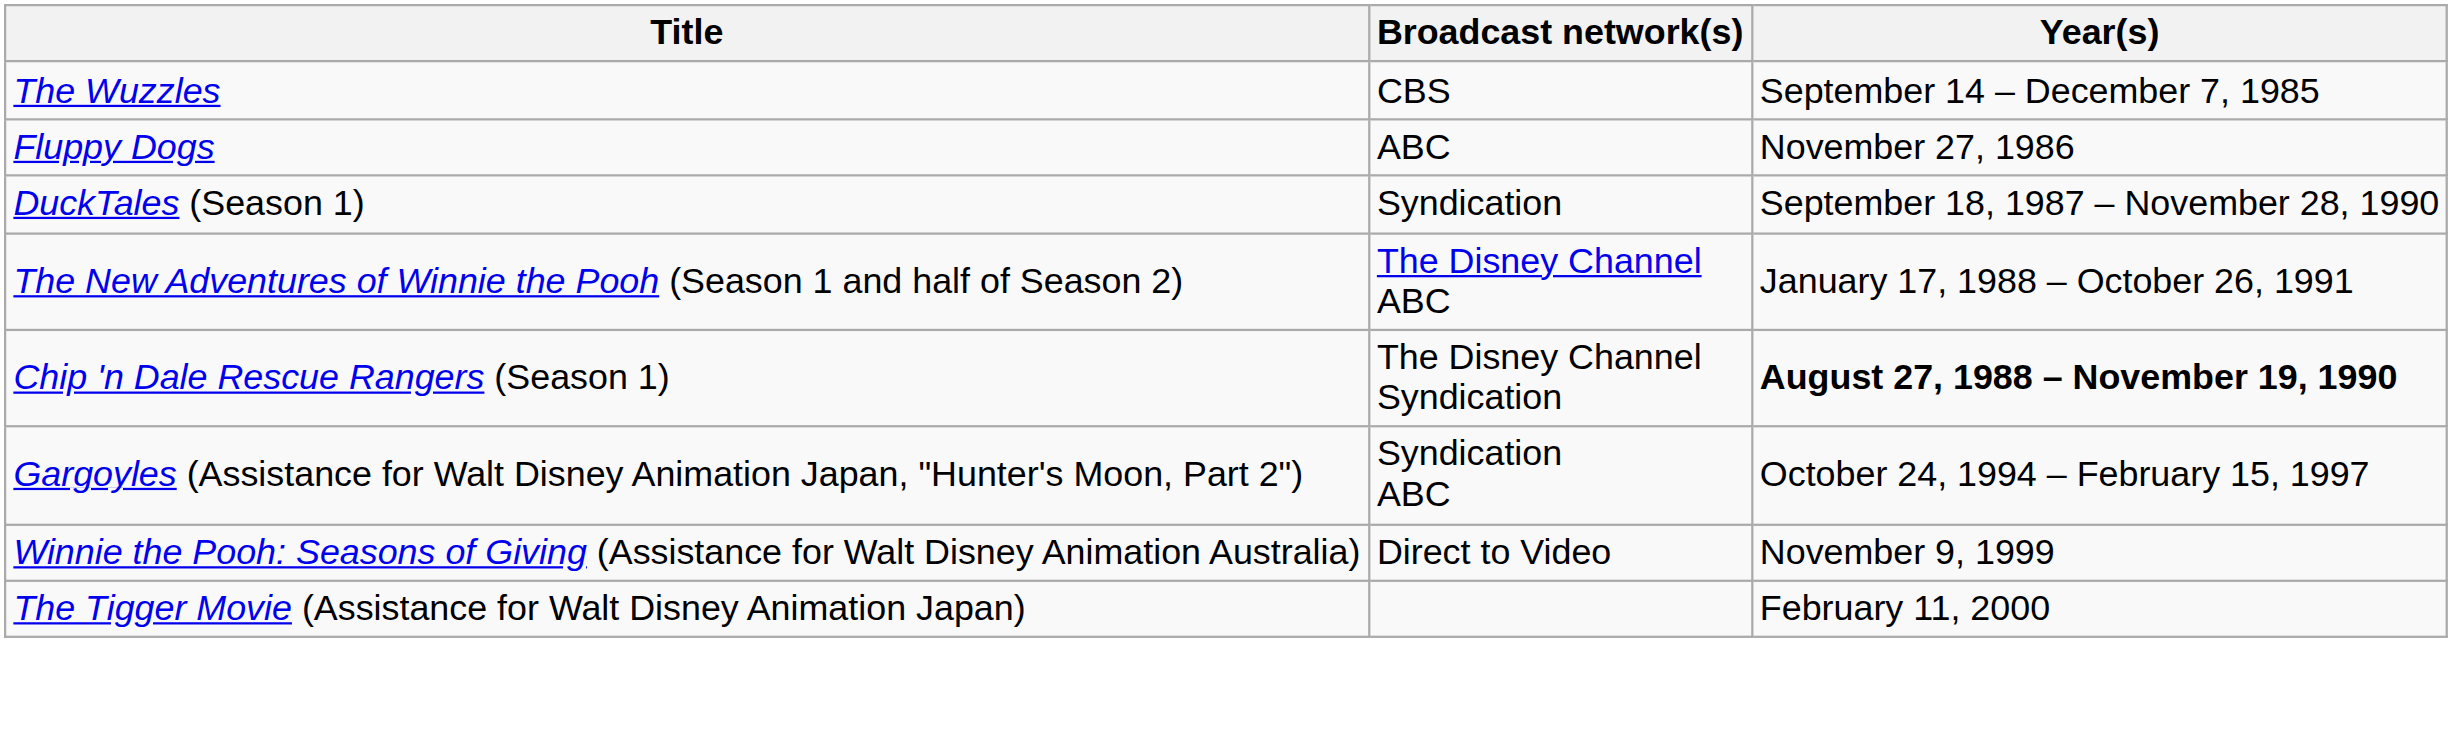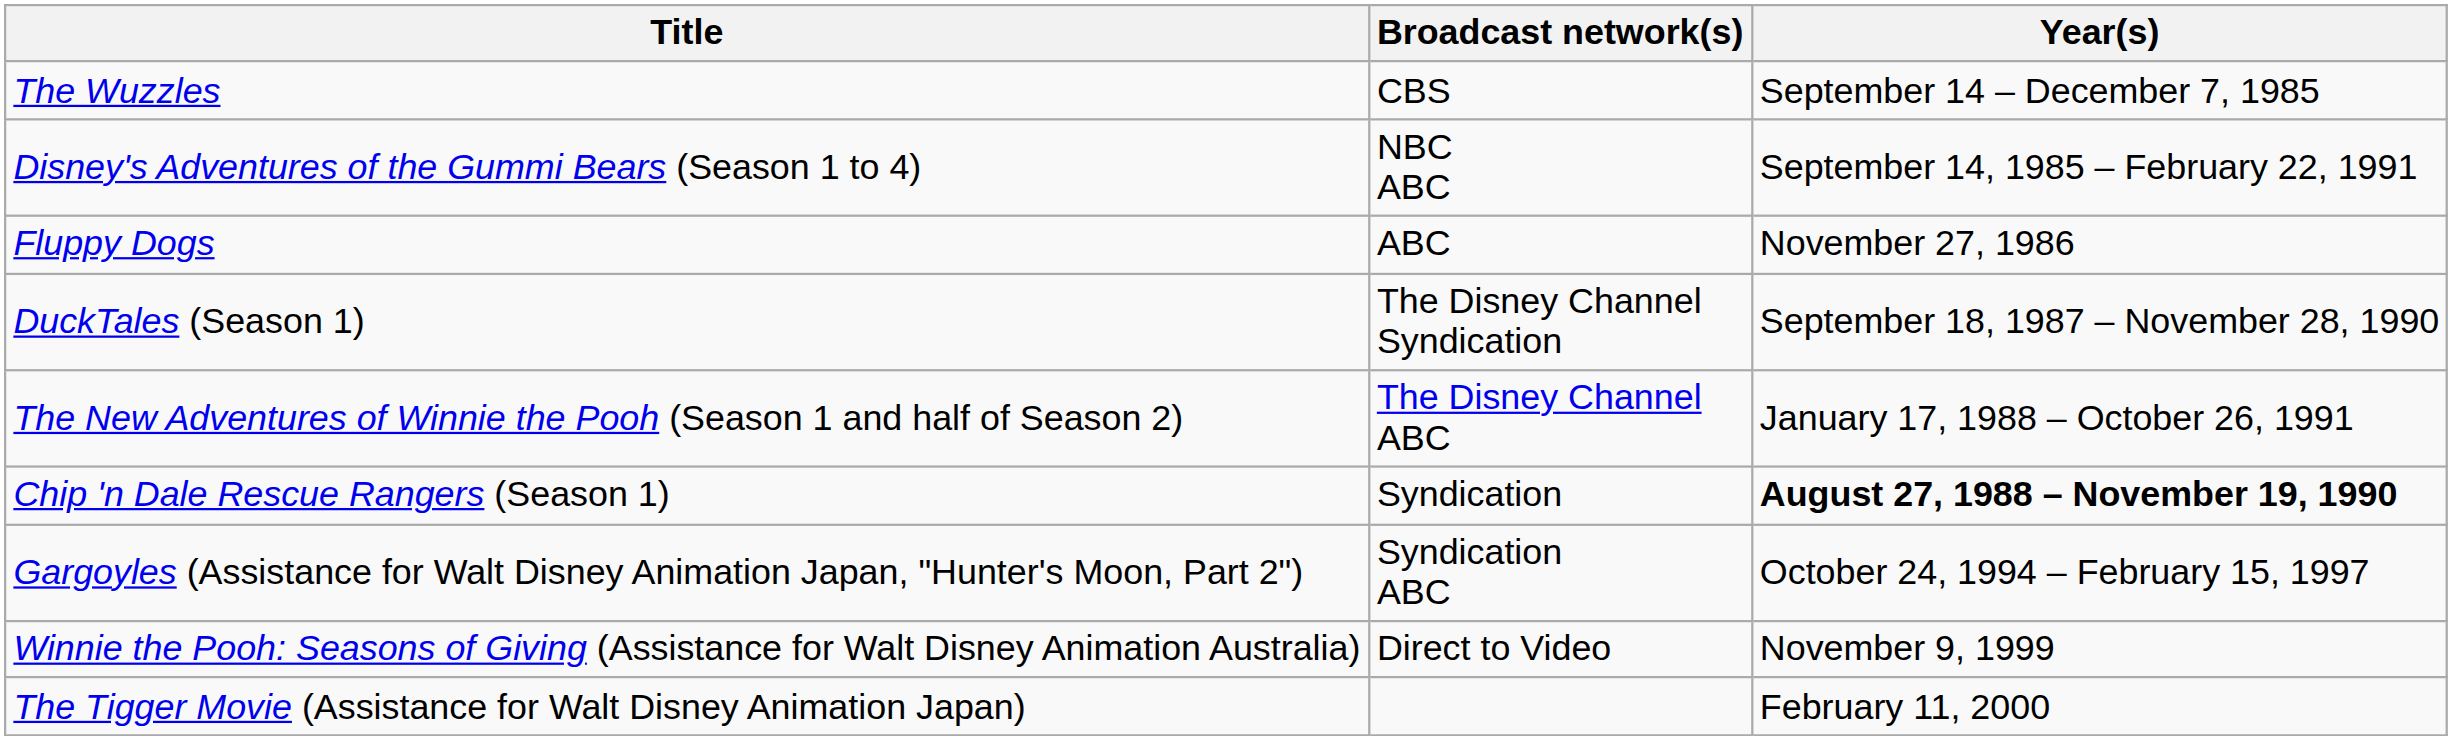+ row: (467, 166)
(1470, 203) Syndication -> (1539, 320) The Disney Channel Syndication
(1539, 377) The Disney Channel Syndication -> (1470, 494) Syndication
